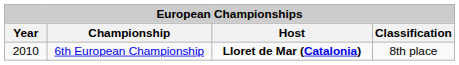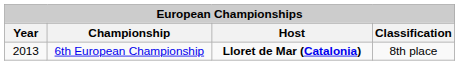(26, 51) 2010 -> (26, 51) 2013
